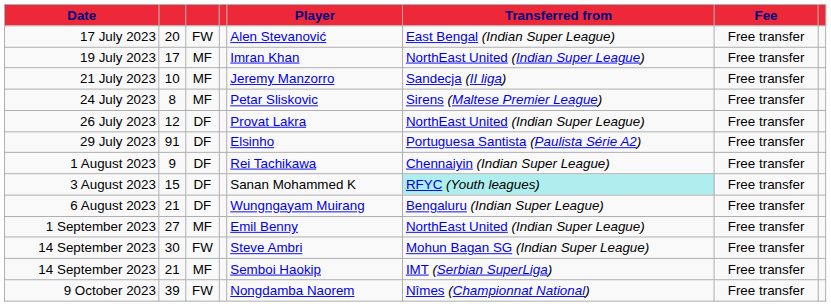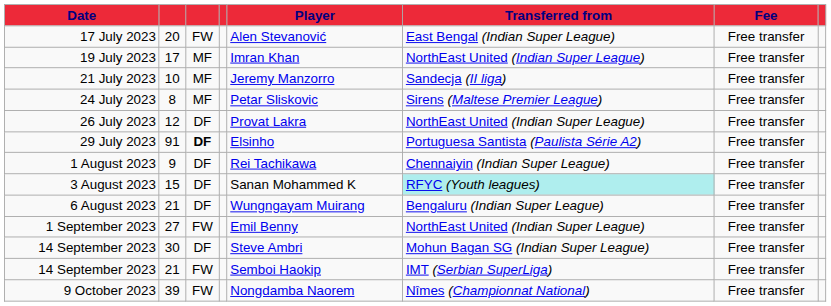(202, 142) normal -> (202, 142) bold
(202, 227) MF -> (202, 227) FW
(202, 248) FW -> (202, 248) DF
(202, 269) MF -> (202, 269) FW
